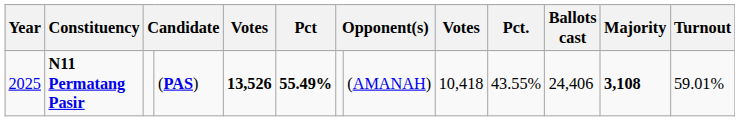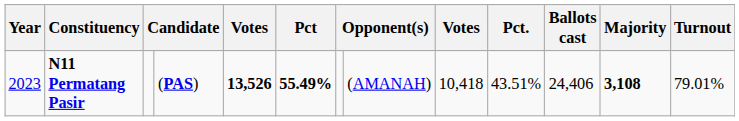(25, 83) 2025 -> (25, 83) 2023
(516, 83) 43.55% -> (516, 83) 43.51%
(699, 83) 59.01% -> (699, 83) 79.01%
